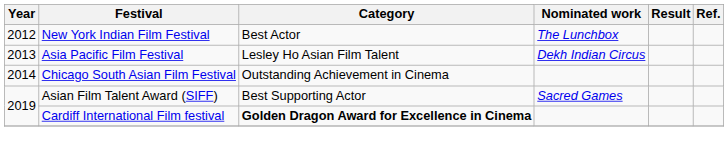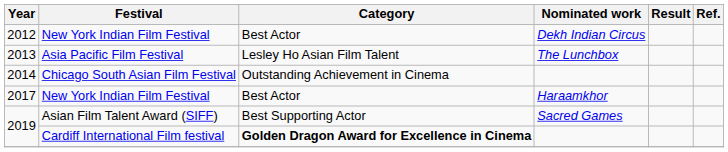(578, 34) The Lunchbox -> (591, 34) Dekh Indian Circus
(591, 55) Dekh Indian Circus -> (578, 55) The Lunchbox
+ row: (22, 95)
